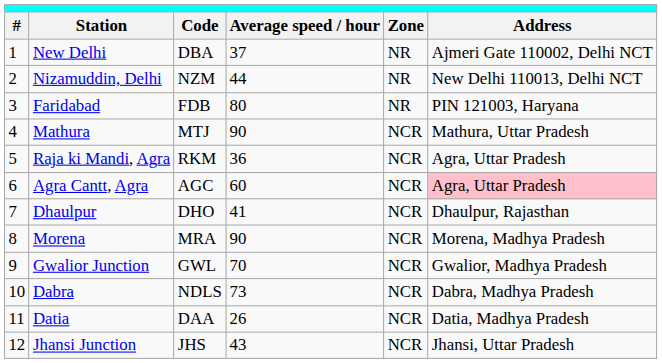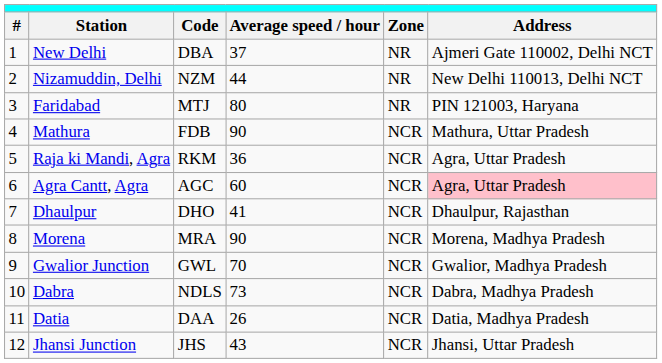(194, 105) FDB -> (194, 105) MTJ
(194, 132) MTJ -> (194, 132) FDB
